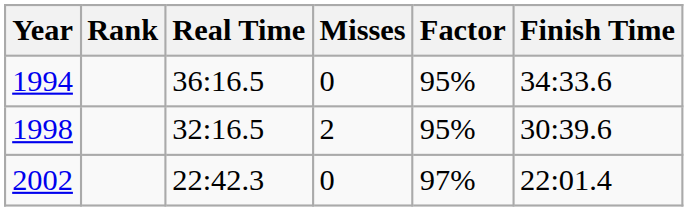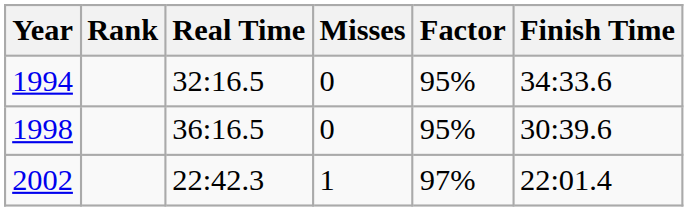(218, 80) 36:16.5 -> (218, 80) 32:16.5
(218, 130) 32:16.5 -> (218, 130) 36:16.5
(327, 130) 2 -> (327, 130) 0
(327, 180) 0 -> (327, 180) 1
